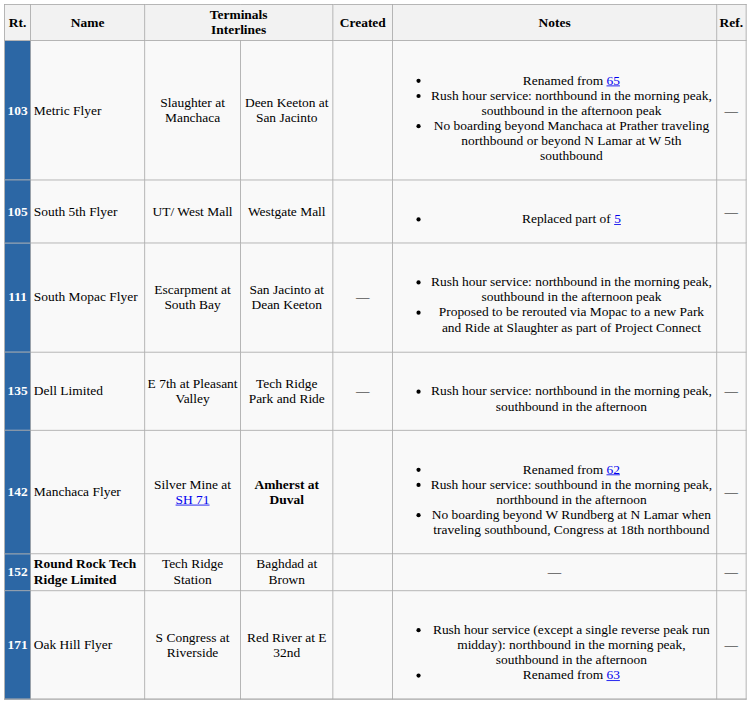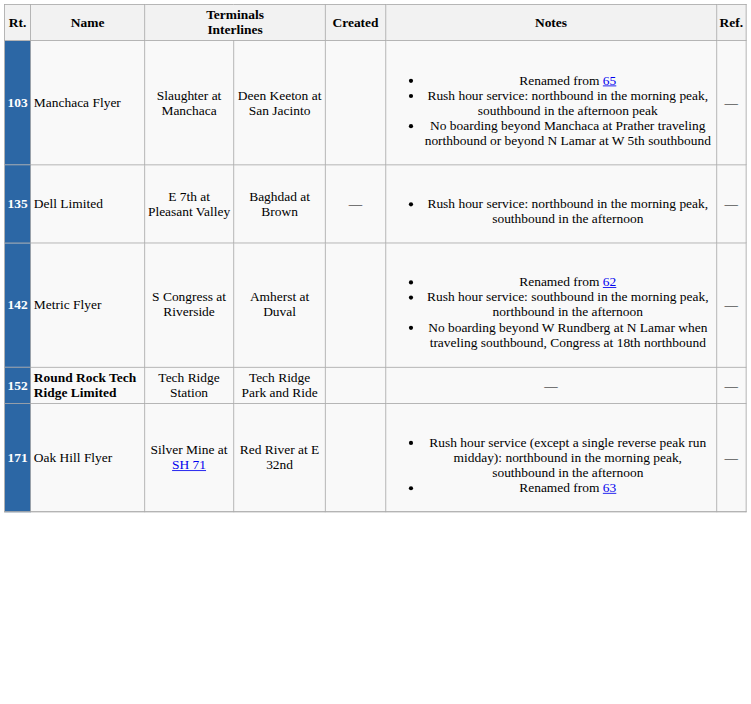(68, 110) Metric Flyer -> (77, 102) Manchaca Flyer
- row: (18, 211)
- row: (18, 297)
(287, 391) Tech Ridge Park and Ride -> (280, 203) Baghdad at Brown
(77, 492) Manchaca Flyer -> (68, 305) Metric Flyer
(193, 492) Silver Mine at SH 71 -> (189, 305) S Congress at Riverside
(287, 492) bold -> (280, 305) normal
(287, 572) Baghdad at Brown -> (280, 385) Tech Ridge Park and Ride
(193, 644) S Congress at Riverside -> (189, 457) Silver Mine at SH 71
